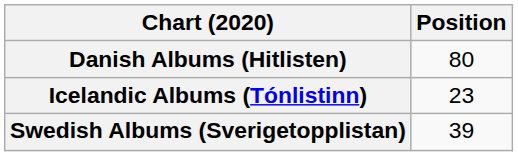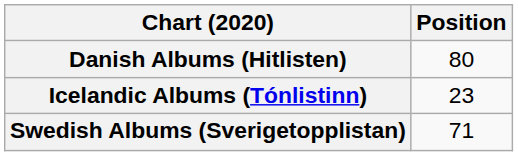(461, 131) 39 -> (461, 131) 71
